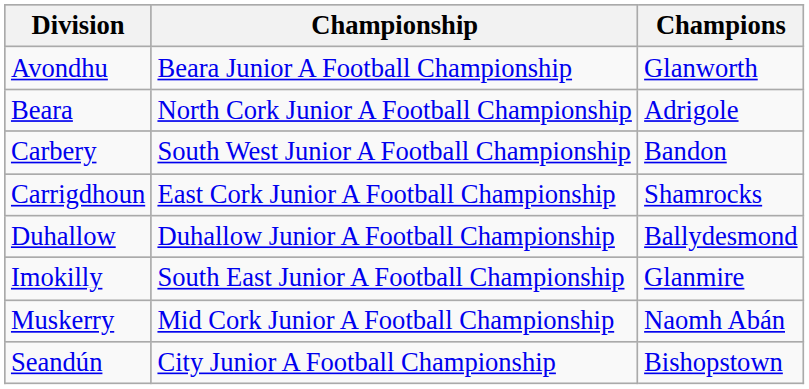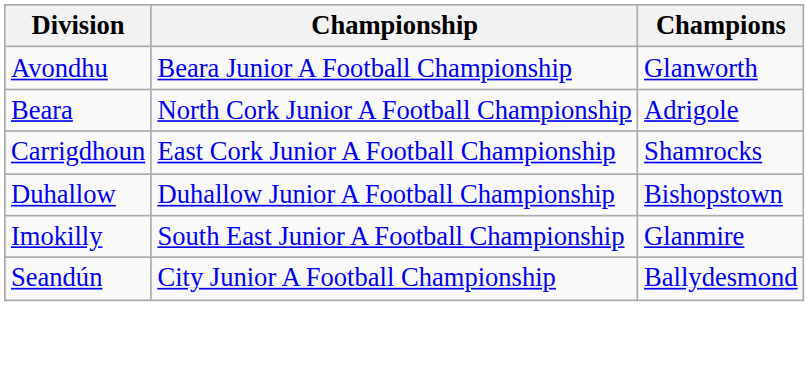- row: (54, 151)
(721, 236) Ballydesmond -> (713, 194) Bishopstown
- row: (63, 320)
(713, 362) Bishopstown -> (721, 278) Ballydesmond
